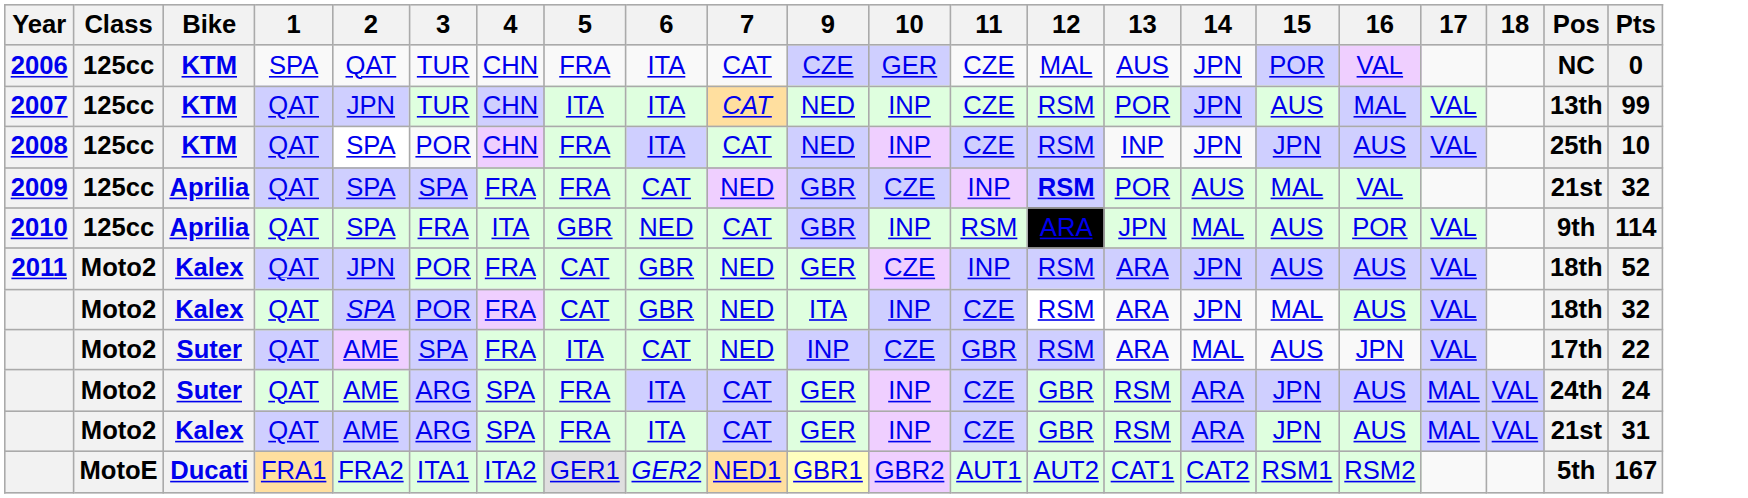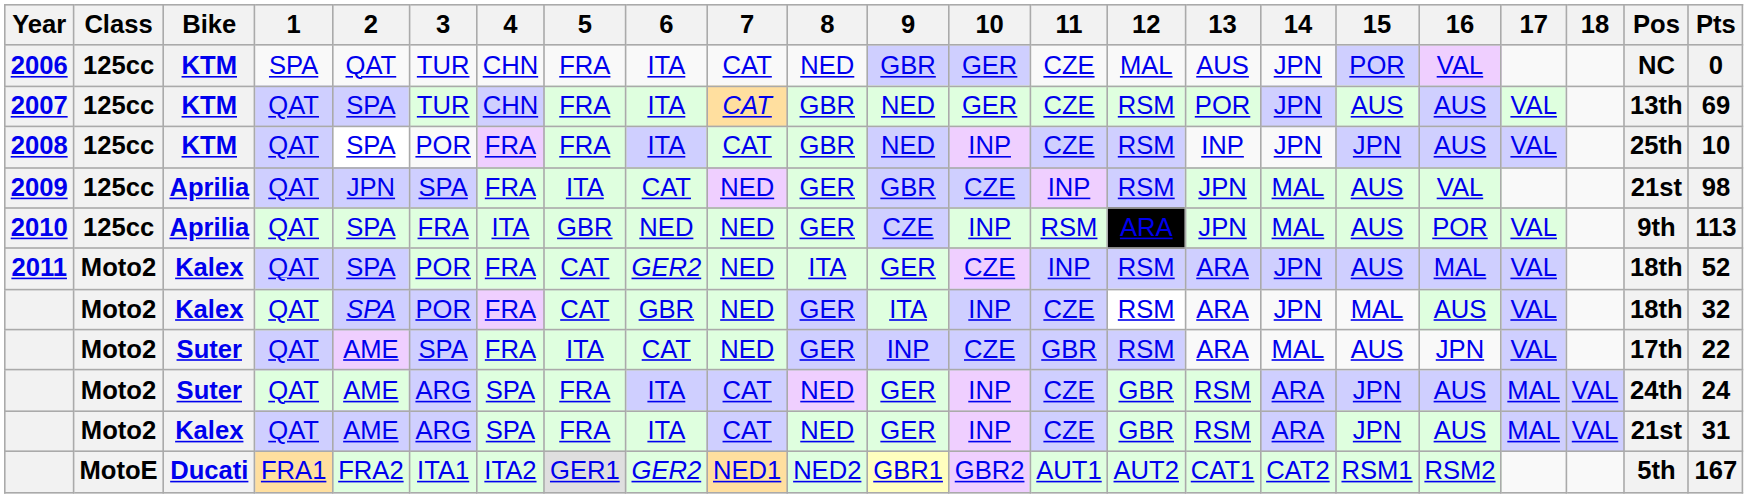+ column: (827, 24)
(828, 65) CZE -> (908, 65) GBR
(371, 106) JPN -> (371, 106) SPA
(585, 106) ITA -> (585, 106) FRA
(910, 106) INP -> (990, 106) GER
(1380, 106) MAL -> (1460, 106) AUS
(1636, 106) 99 -> (1716, 106) 69
(510, 146) CHN -> (510, 146) FRA
(371, 187) SPA -> (371, 187) JPN
(585, 187) FRA -> (585, 187) ITA
(1066, 187) bold -> (1146, 187) normal
(1142, 187) POR -> (1223, 187) JPN
(1218, 187) AUS -> (1298, 187) MAL
(1297, 187) MAL -> (1377, 187) AUS
(1636, 187) 32 -> (1716, 187) 98
(747, 227) CAT -> (747, 227) NED
(828, 227) GBR -> (908, 227) CZE
(1636, 227) 114 -> (1716, 227) 113
(371, 268) JPN -> (371, 268) SPA
(666, 268) GBR -> (666, 268) GER2
(1380, 268) AUS -> (1460, 268) MAL
